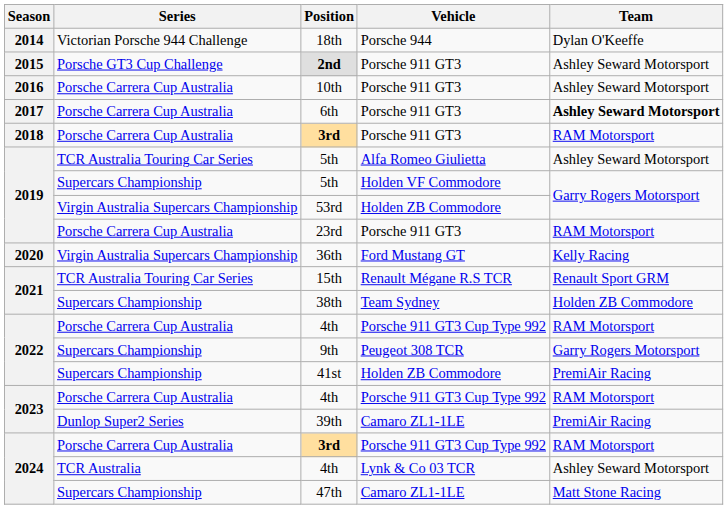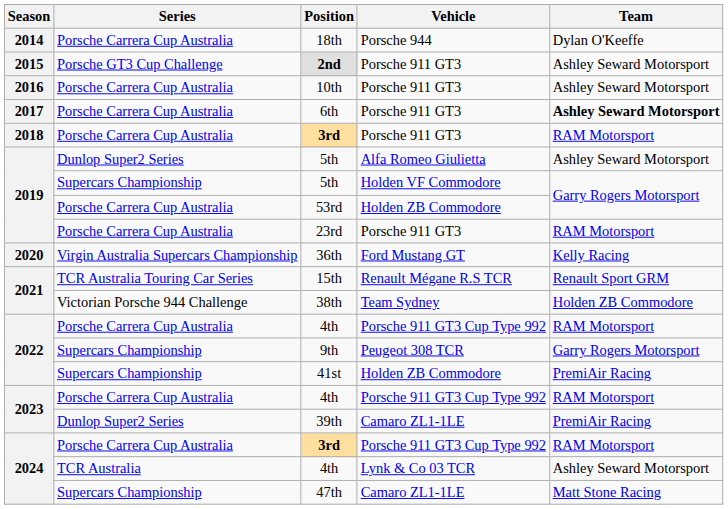(152, 40) Victorian Porsche 944 Challenge -> (145, 40) Porsche Carrera Cup Australia
(155, 159) TCR Australia Touring Car Series -> (120, 159) Dunlop Super2 Series
(177, 207) Virgin Australia Supercars Championship -> (145, 207) Porsche Carrera Cup Australia
(129, 302) Supercars Championship -> (152, 302) Victorian Porsche 944 Challenge
